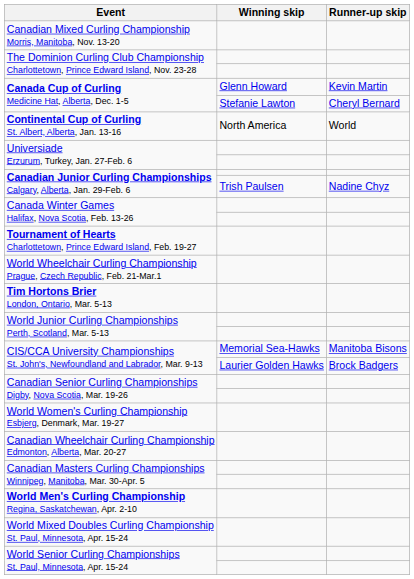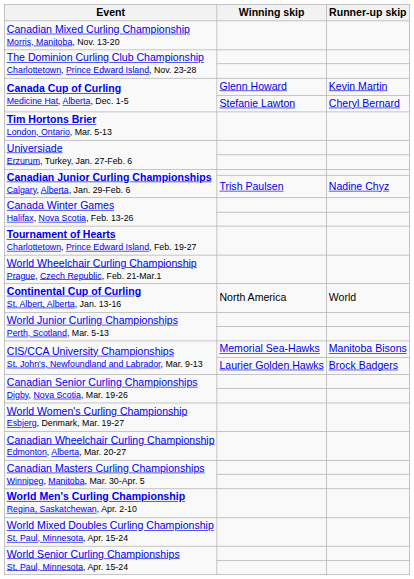rows swapped: (74, 126) <-> (59, 298)
